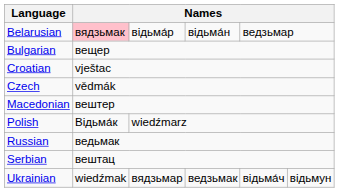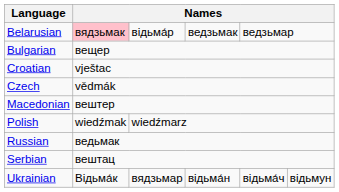(209, 31) відьма́н -> (213, 31) ведзьмак
(96, 123) Відьма́к -> (101, 123) wiedźmak
(101, 178) wiedźmak -> (96, 178) Відьма́к
(213, 178) ведзьмак -> (209, 178) відьма́н
